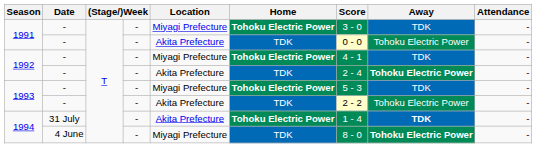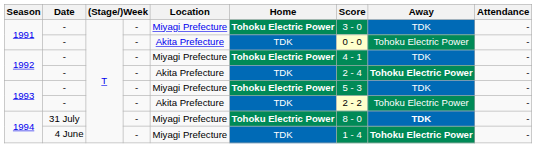(190, 118) Akita Prefecture -> (190, 118) Miyagi Prefecture
(352, 118) 1 - 4 -> (352, 118) 8 - 0
(352, 134) 8 - 0 -> (352, 134) 1 - 4
